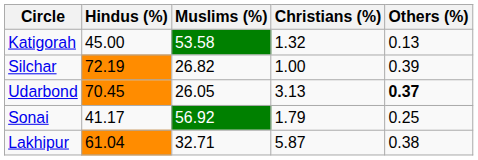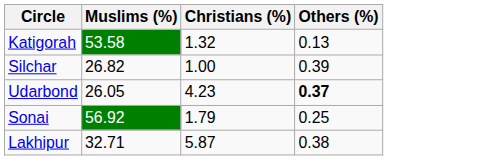- column: (126, 17)
(290, 92) 3.13 -> (200, 92) 4.23
